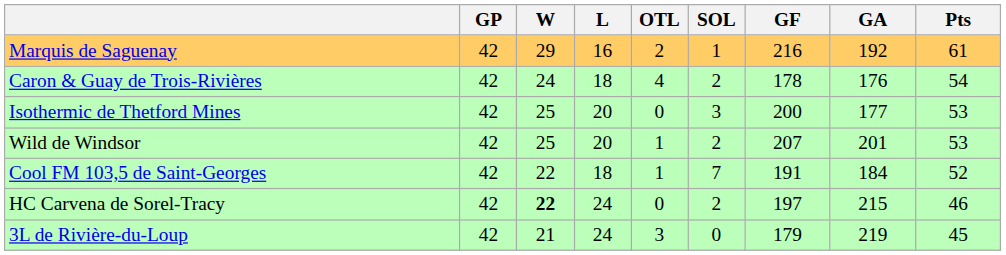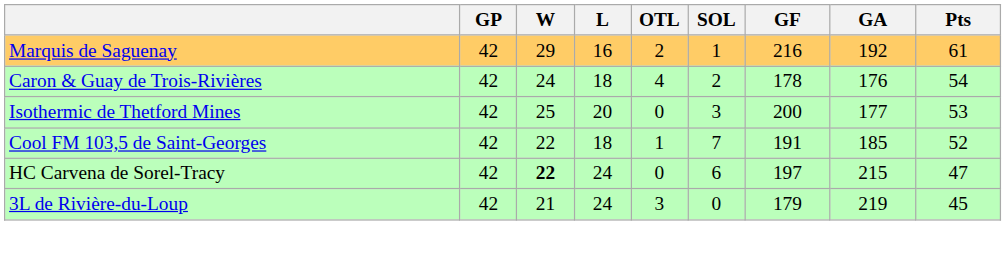- row: (75, 142)
(873, 173) 184 -> (873, 142) 185
(716, 204) 2 -> (716, 173) 6
(958, 204) 46 -> (958, 173) 47
